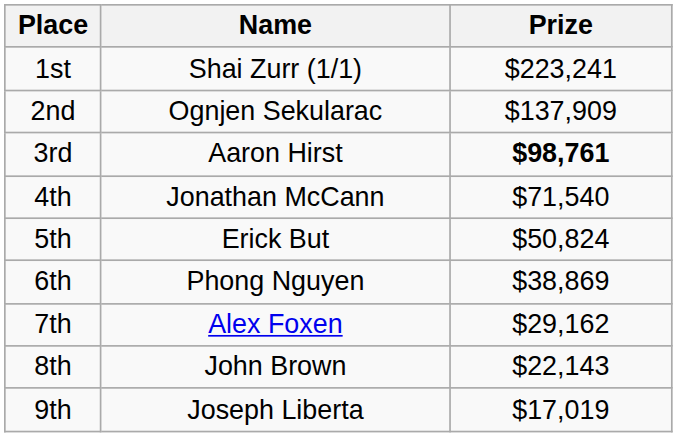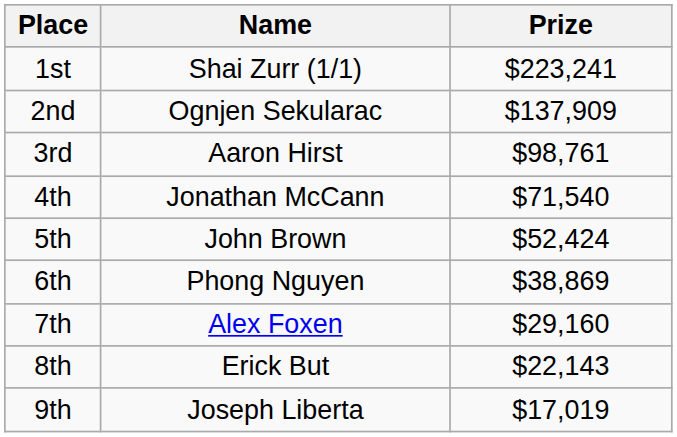(561, 153) bold -> (561, 153) normal
(275, 238) Erick But -> (275, 238) John Brown
(561, 238) $50,824 -> (561, 238) $52,424
(561, 324) $29,162 -> (561, 324) $29,160
(275, 366) John Brown -> (275, 366) Erick But
